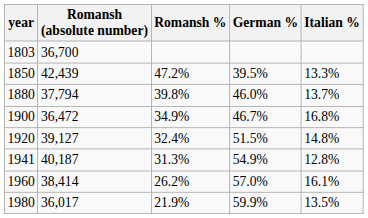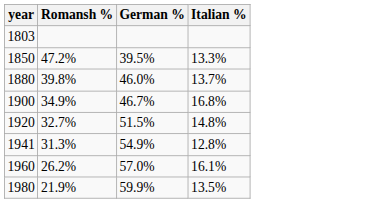- column: (94, 22)
(172, 138) 32.4% -> (59, 123) 32.7%
